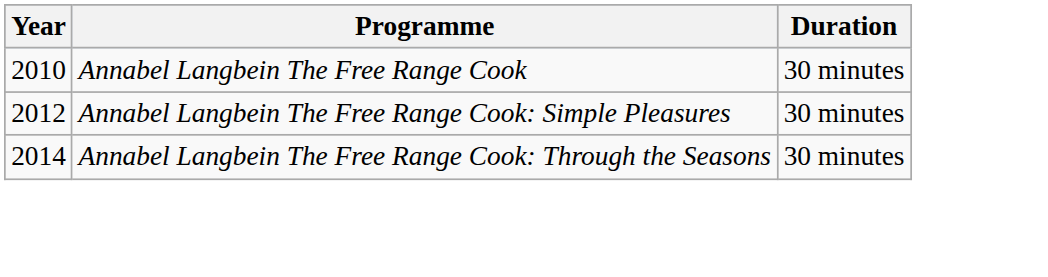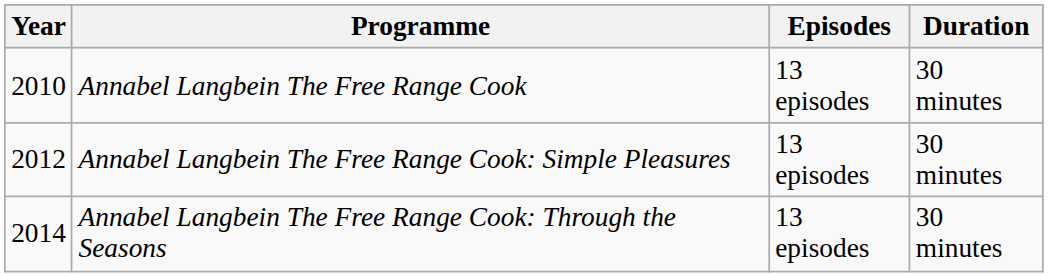+ column: (839, 26)
